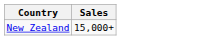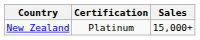+ column: (111, 12)
